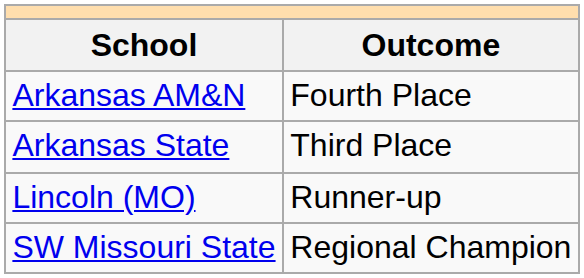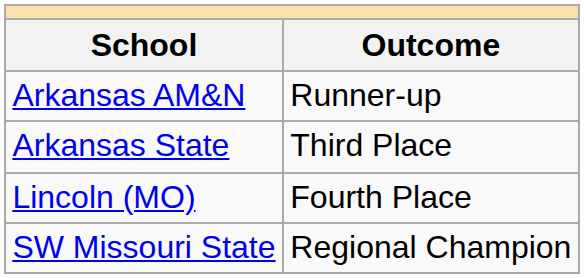(381, 95) Fourth Place -> (366, 95) Runner-up
(366, 196) Runner-up -> (381, 196) Fourth Place
